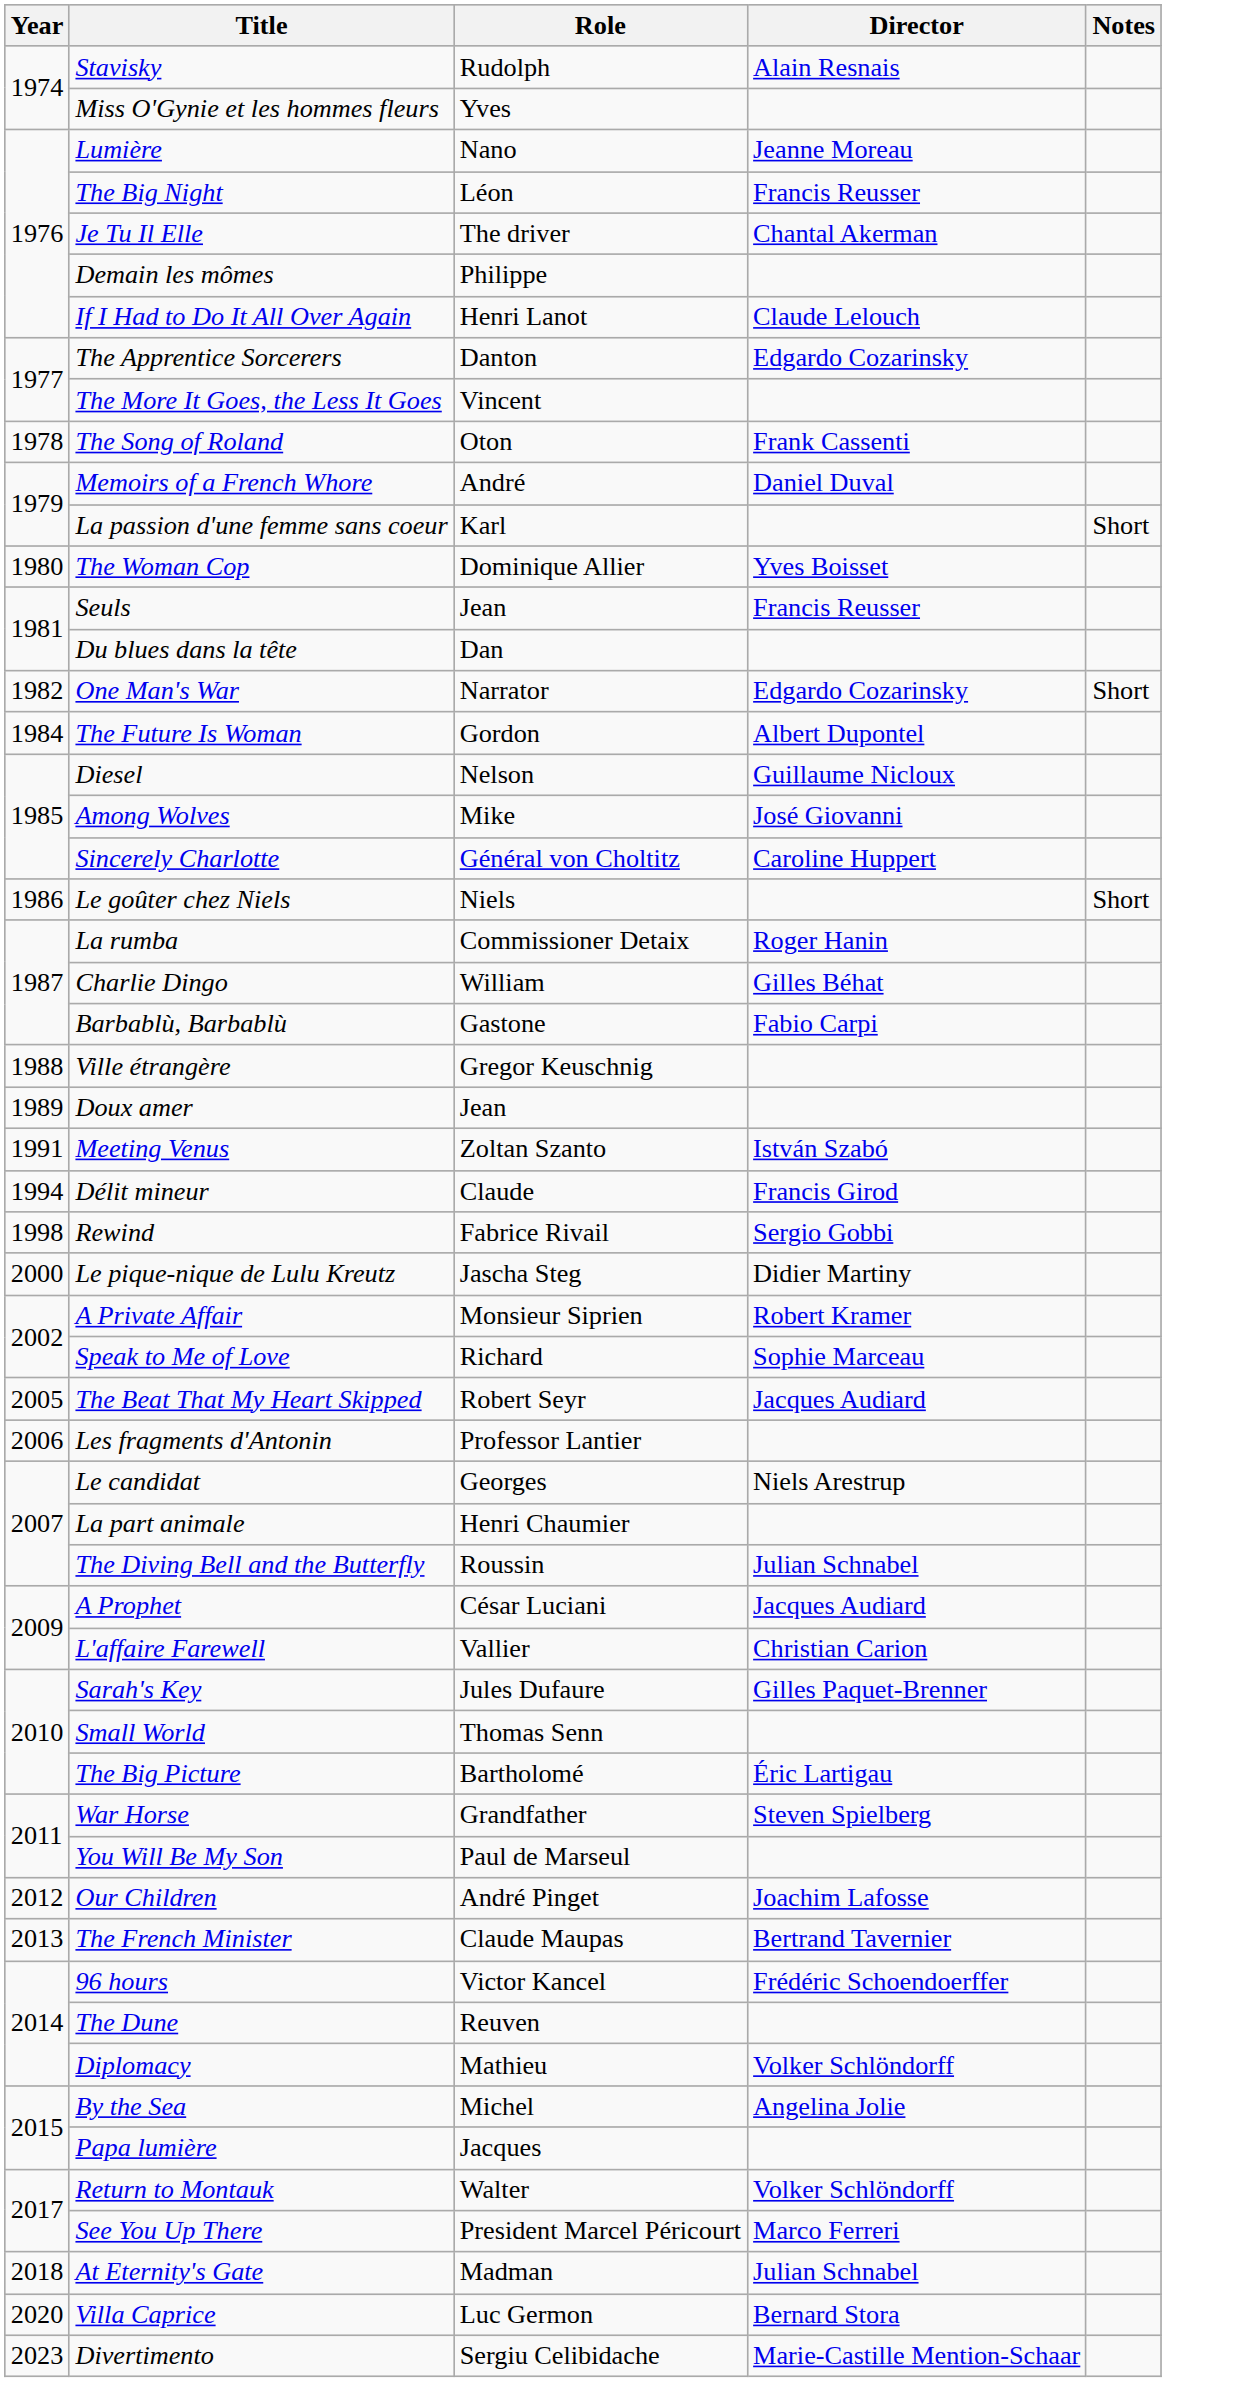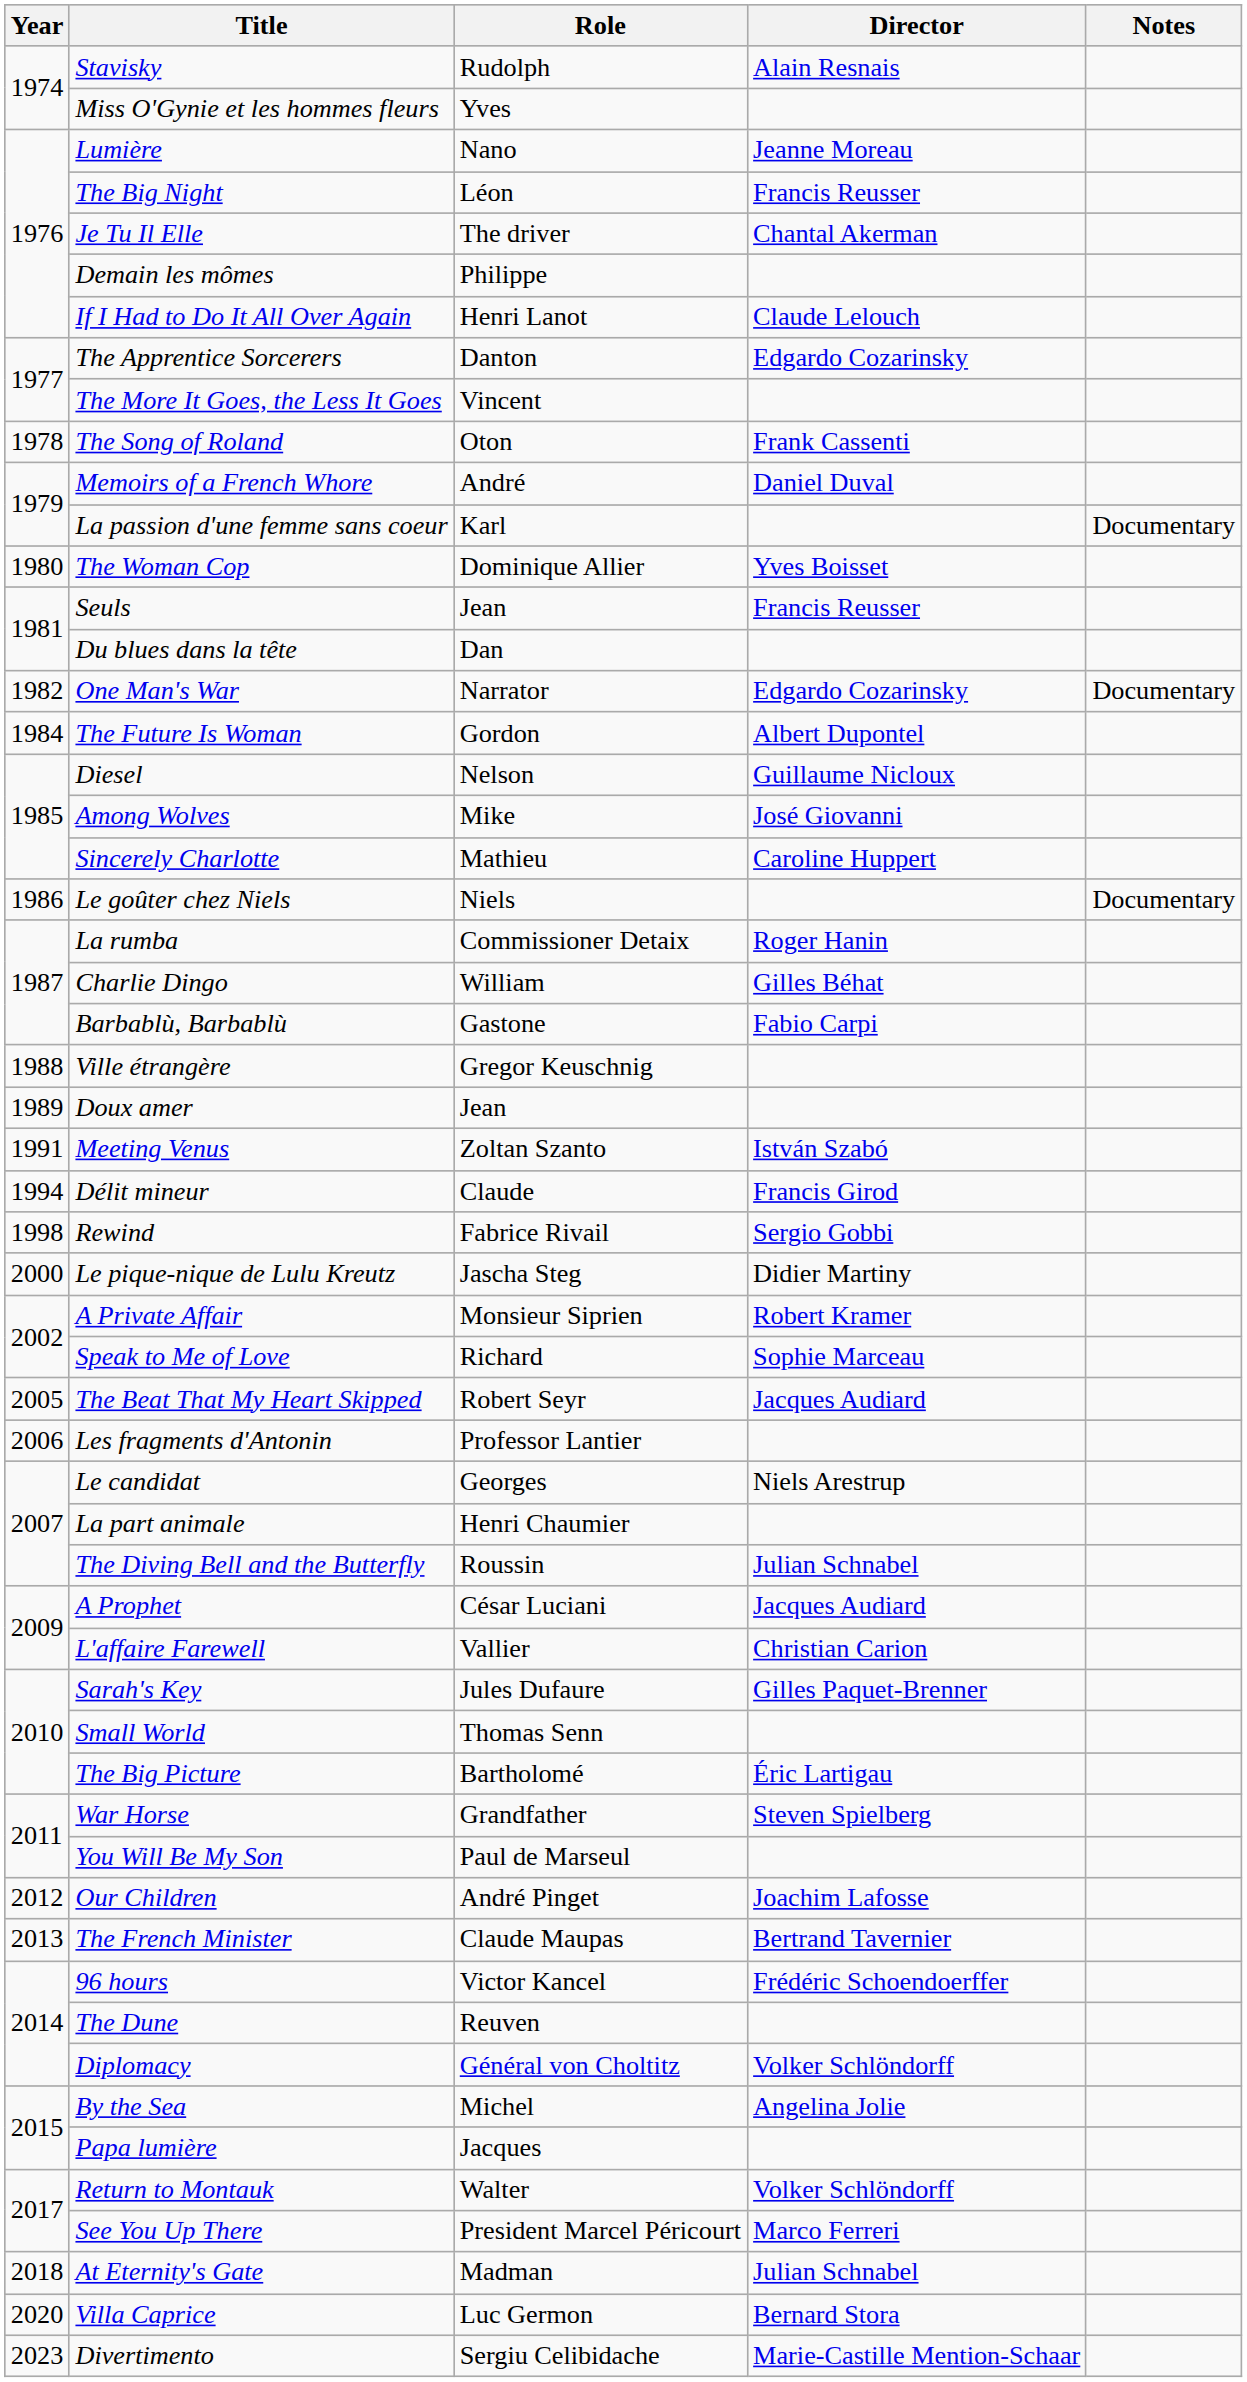(1121, 524) Short -> (1164, 524) Documentary
(1121, 691) Short -> (1164, 691) Documentary
(570, 857) Général von Choltitz -> (503, 857) Mathieu
(1121, 899) Short -> (1164, 899) Documentary
(503, 2064) Mathieu -> (570, 2064) Général von Choltitz
